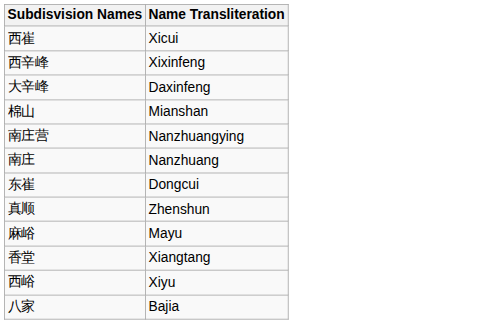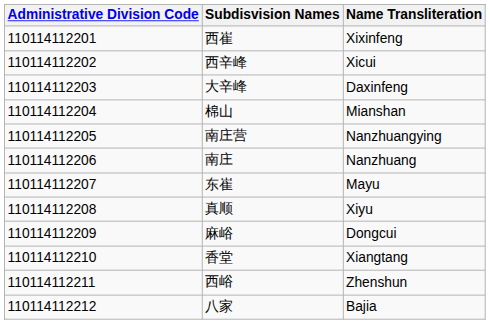+ column: (103, 15)
(163, 38) Xicui -> (374, 38) Xixinfeng
(177, 62) Xixinfeng -> (361, 62) Xicui
(174, 184) Dongcui -> (363, 184) Mayu
(179, 209) Zhenshun -> (359, 209) Xiyu
(165, 233) Mayu -> (371, 233) Dongcui
(162, 282) Xiyu -> (377, 282) Zhenshun
